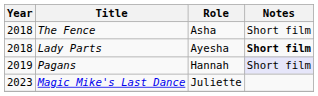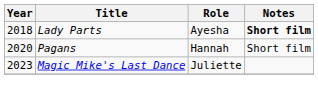- row: (67, 30)
(20, 65) 2019 -> (20, 48) 2020
(279, 65) lavender background -> (279, 48) no background
